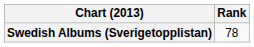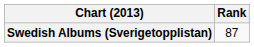(232, 32) 78 -> (232, 32) 87
